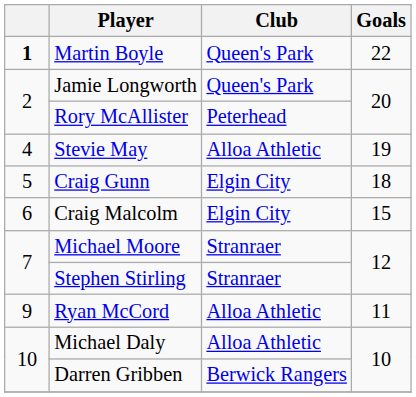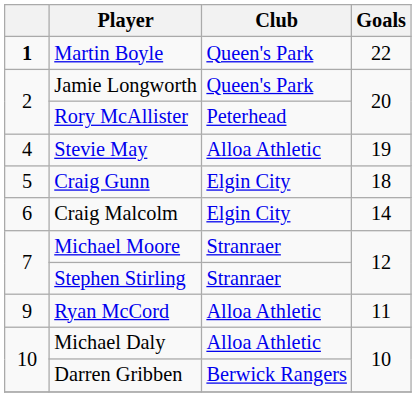(381, 213) 15 -> (381, 213) 14
